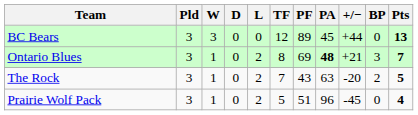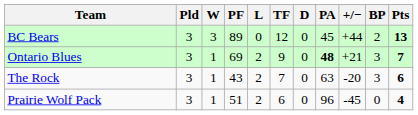columns swapped: (236, 15) <-> (304, 15)
(377, 36) 0 -> (377, 36) 2
(282, 57) 8 -> (282, 57) 9
(377, 78) 2 -> (377, 78) 3
(401, 78) 5 -> (401, 78) 6
(282, 99) 5 -> (282, 99) 6
